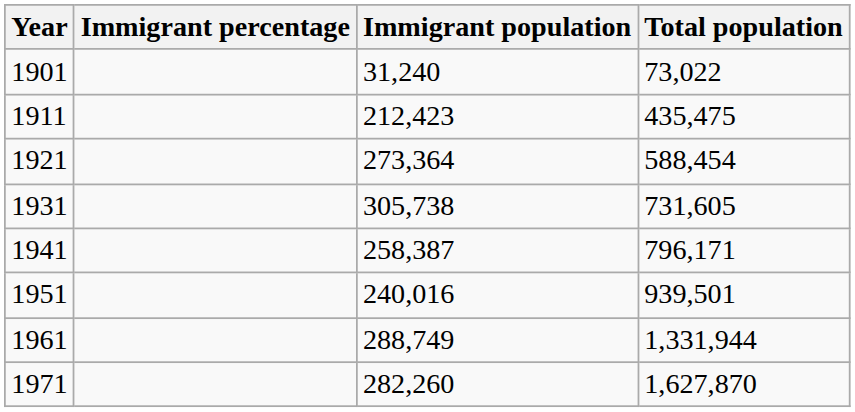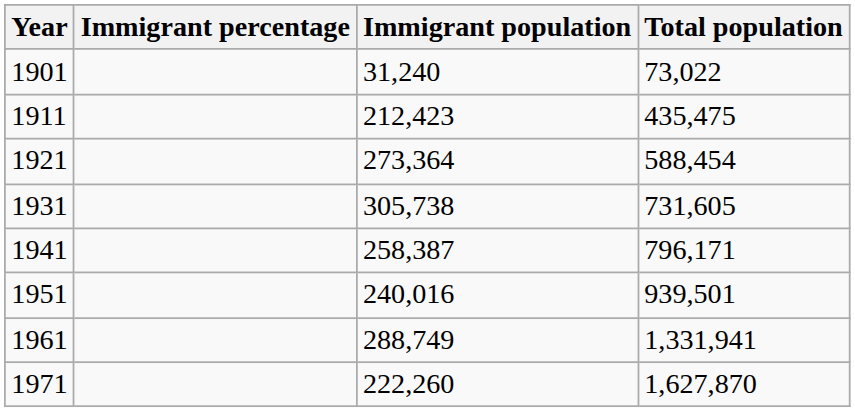(701, 339) 1,331,944 -> (701, 339) 1,331,941
(409, 384) 282,260 -> (409, 384) 222,260
